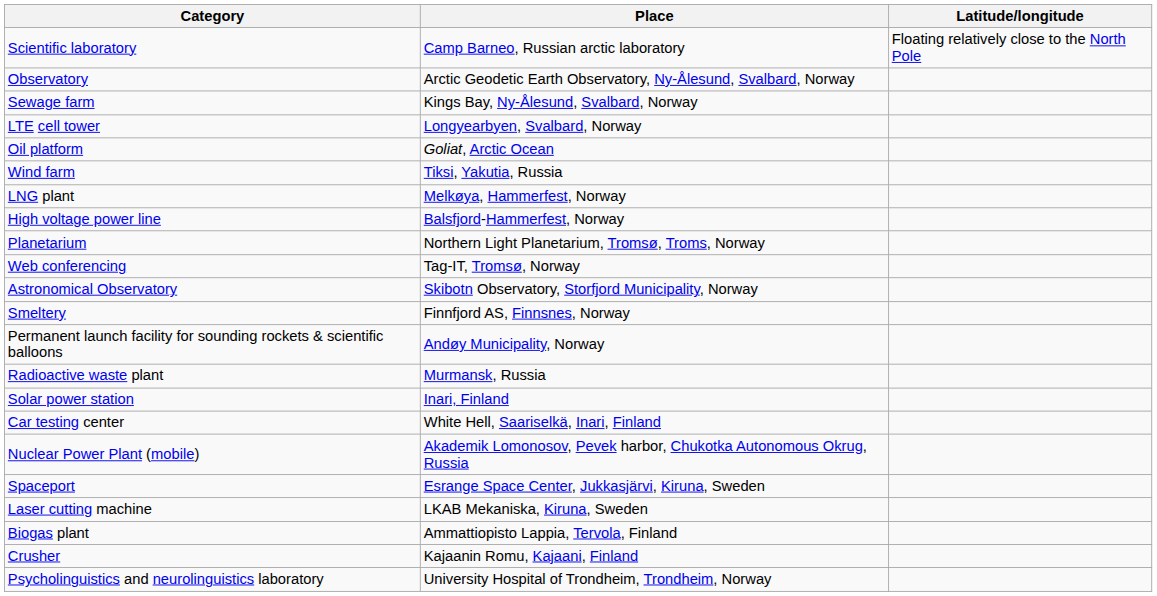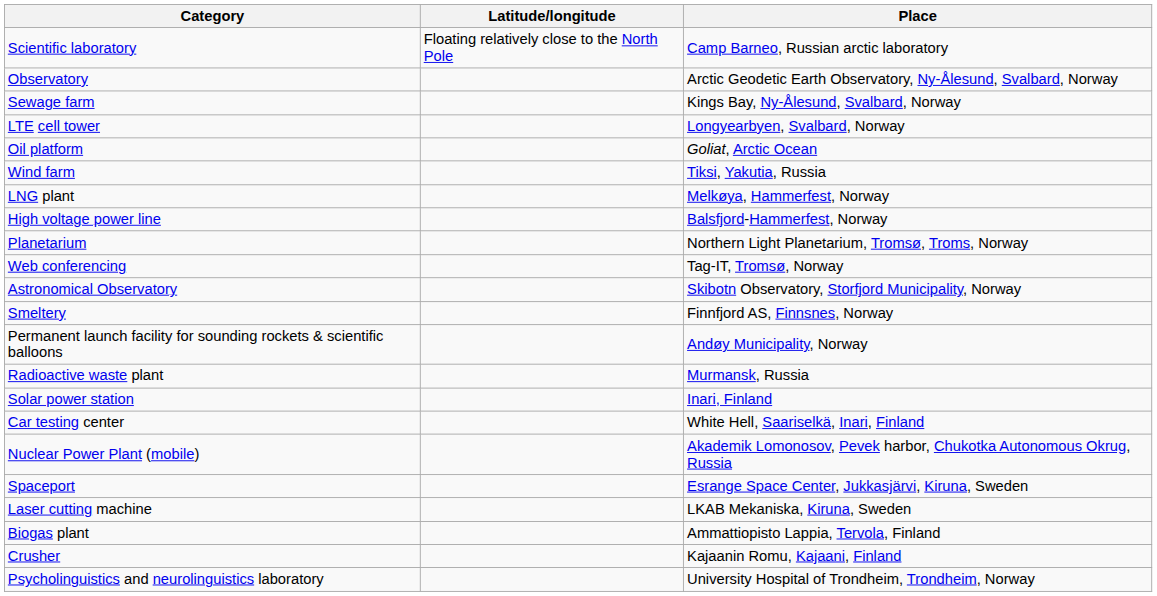columns swapped: (654, 16) <-> (1020, 16)
